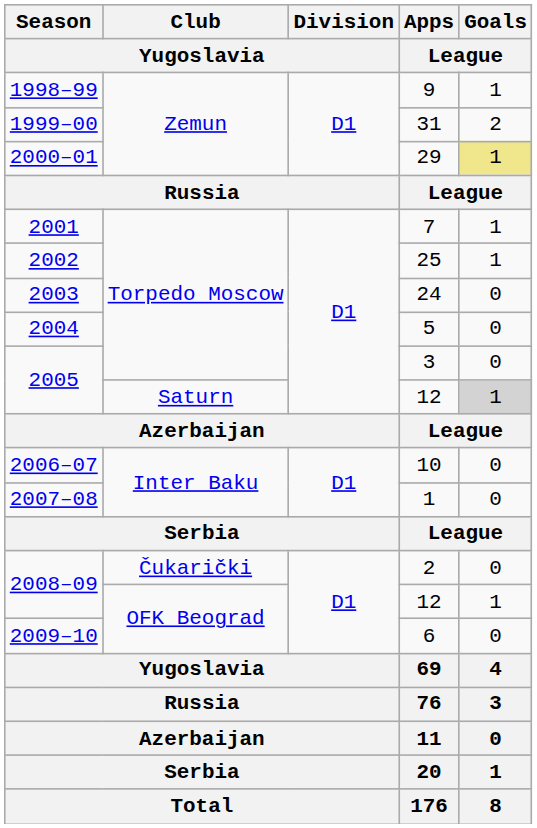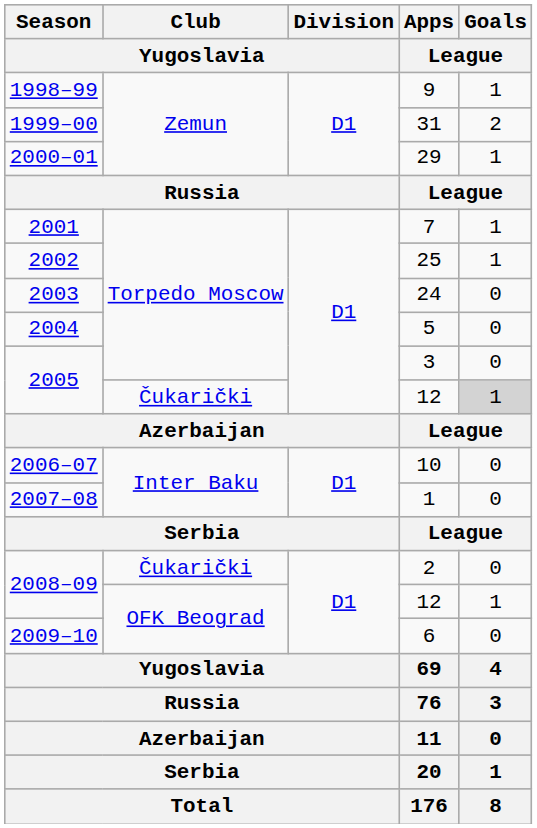(496, 158) khaki background -> (496, 158) no background
(196, 397) Saturn -> (196, 397) Čukarički
